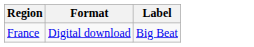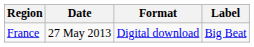+ column: (80, 13)
